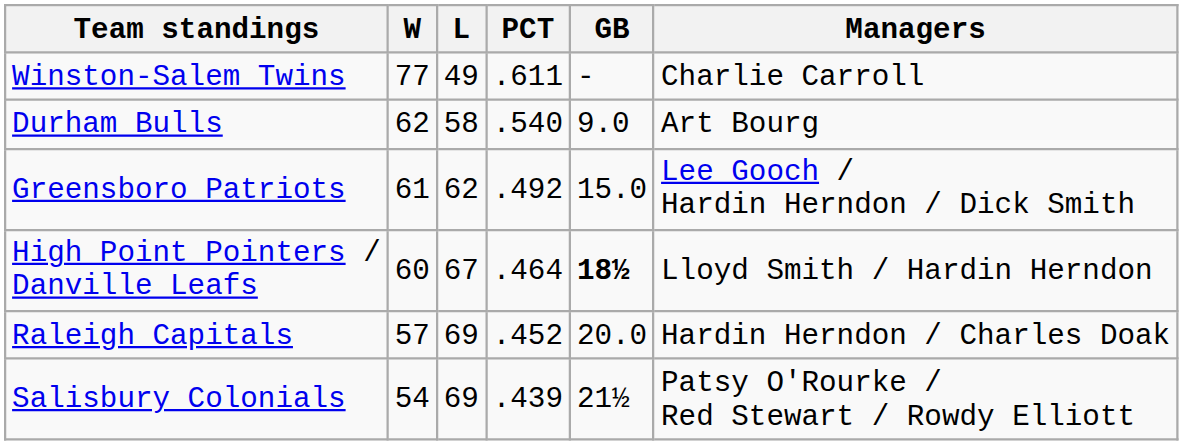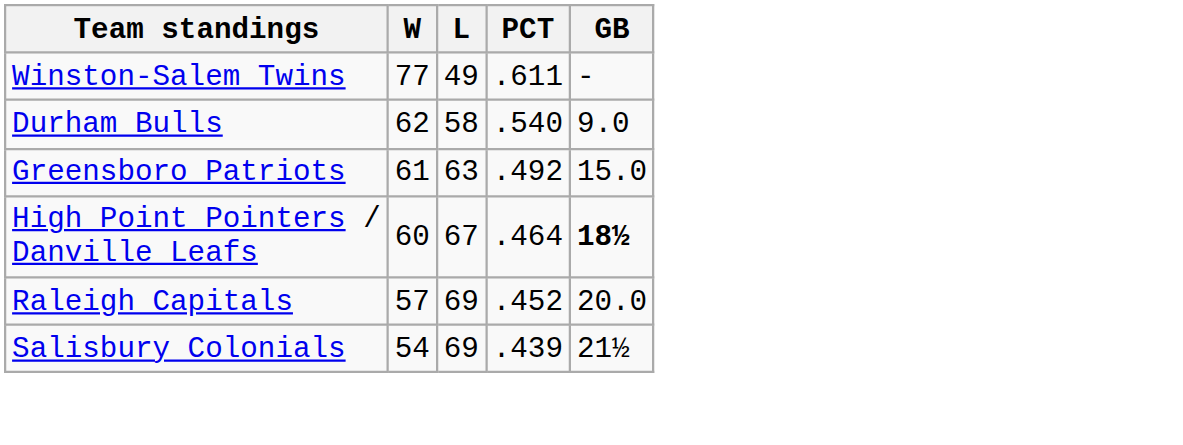- column: (916, 29)
(461, 189) 62 -> (461, 172) 63
